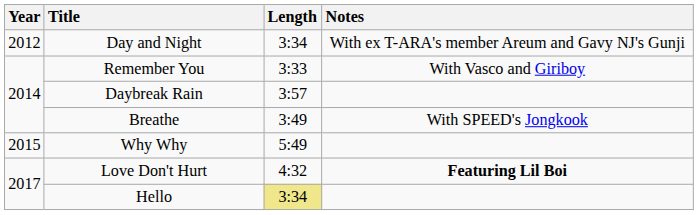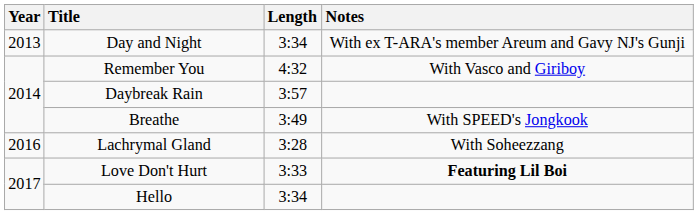(24, 42) 2012 -> (24, 42) 2013
(293, 68) 3:33 -> (293, 68) 4:32
- row: (154, 145)
+ row: (154, 145)
(293, 171) 4:32 -> (293, 171) 3:33
(293, 196) khaki background -> (293, 196) no background
